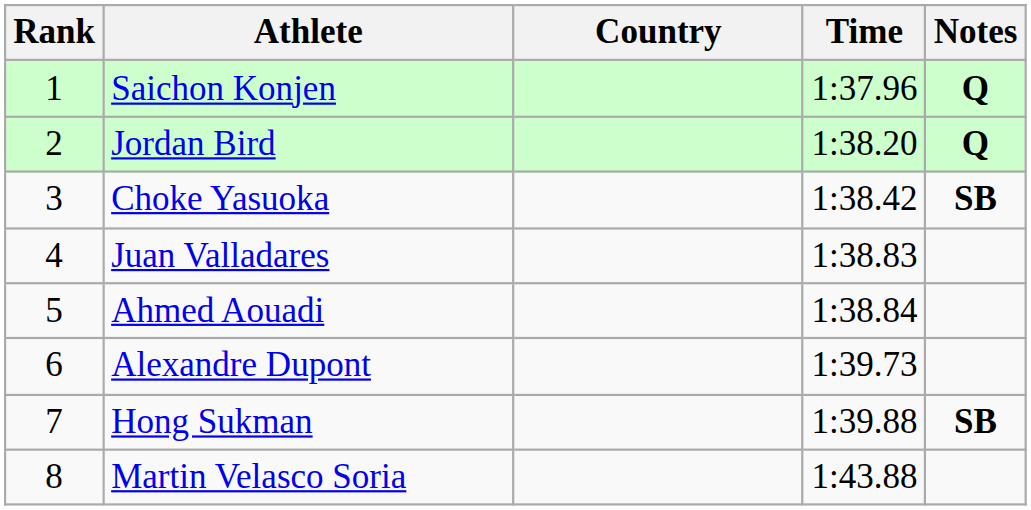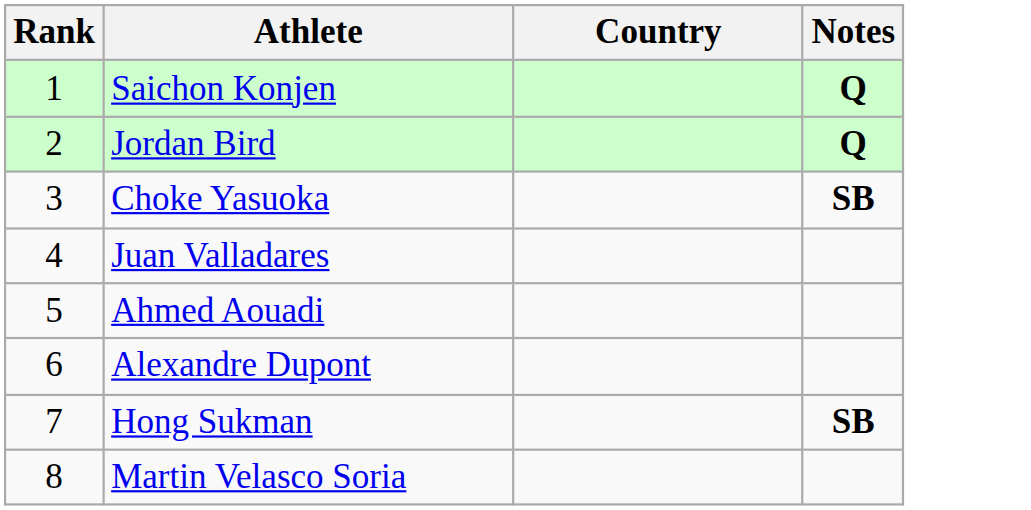- column: (864, 32)
